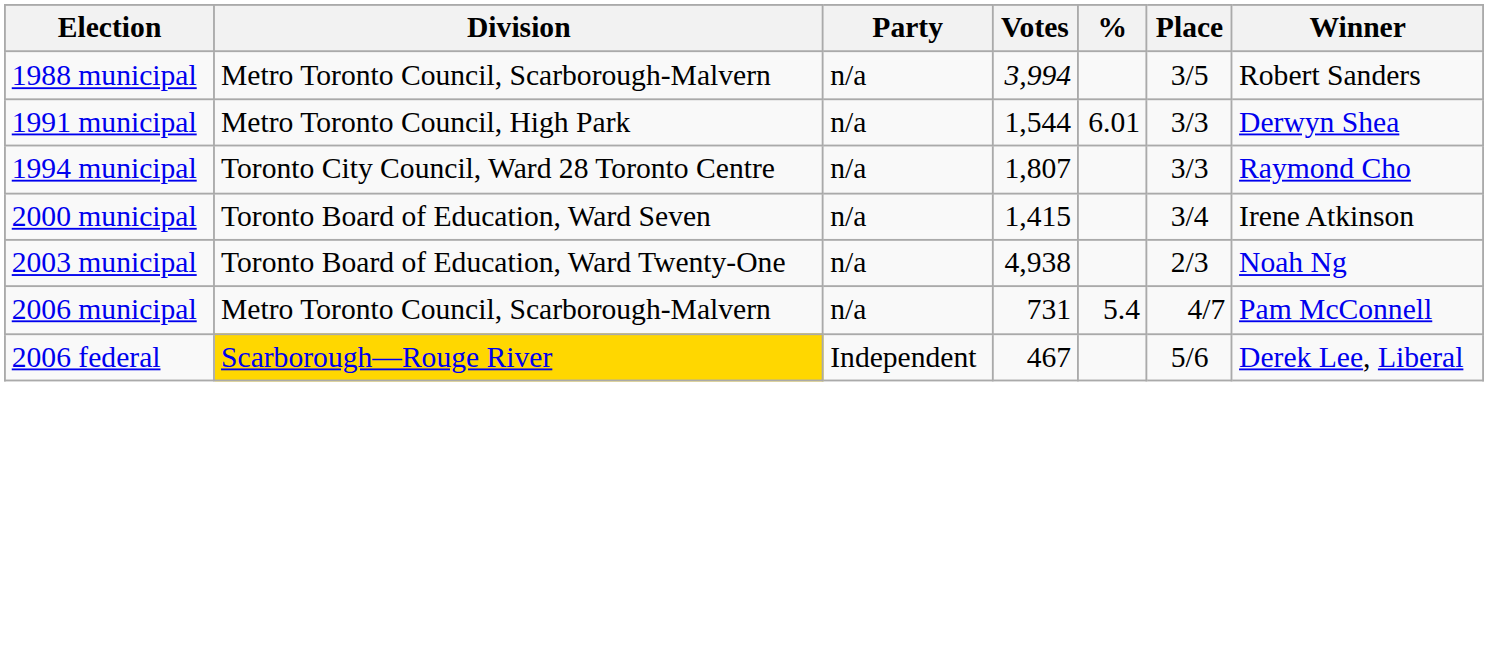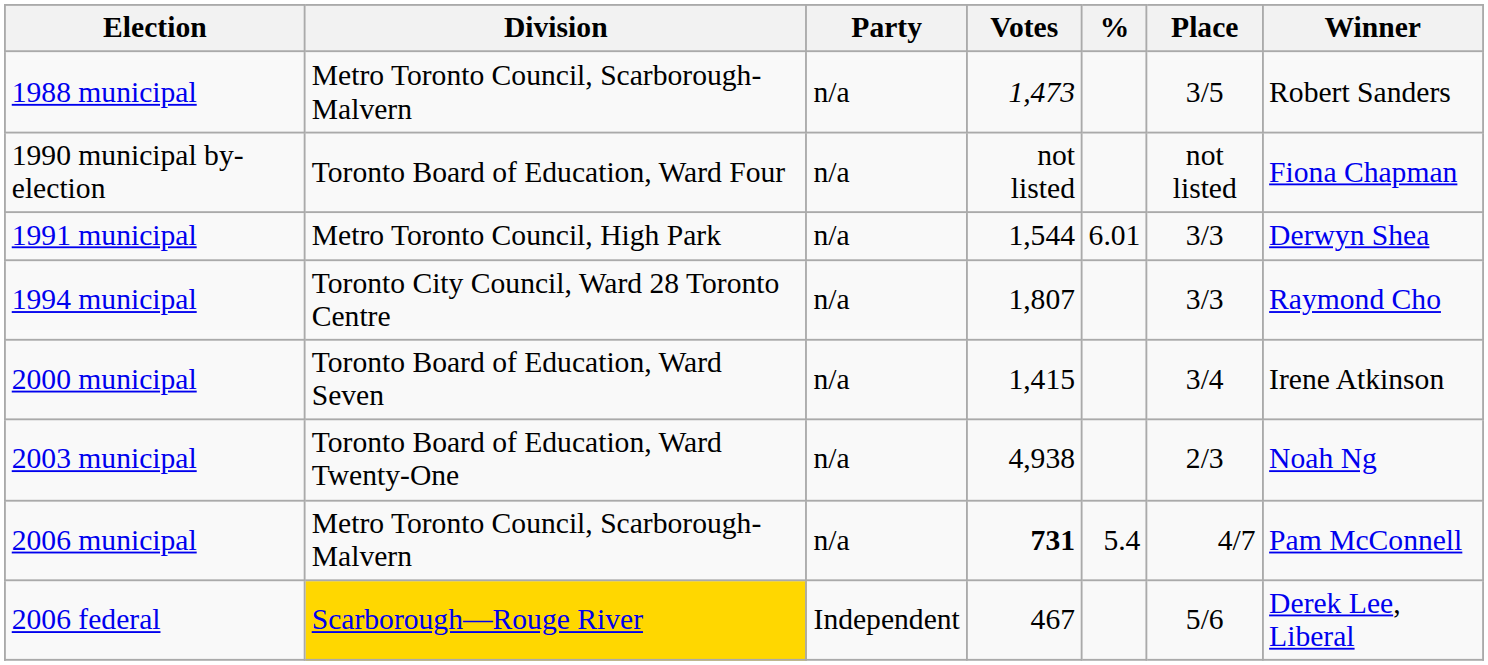(1038, 74) 3,994 -> (1042, 91) 1,473
+ row: (128, 171)
(1049, 309) normal -> (1053, 539) bold
